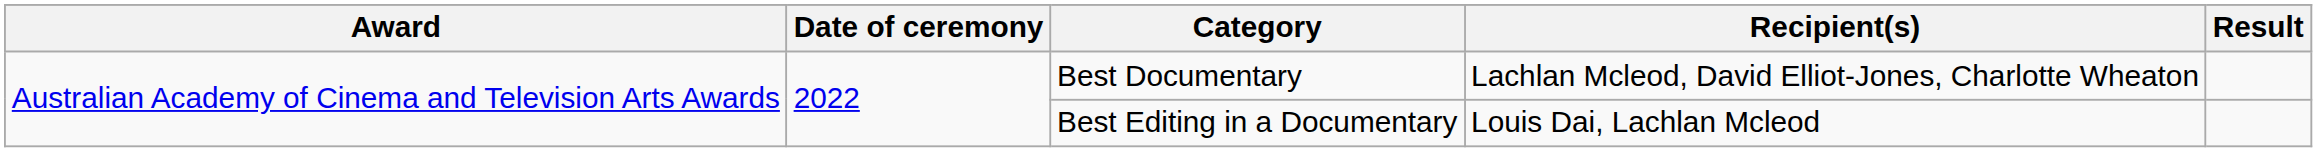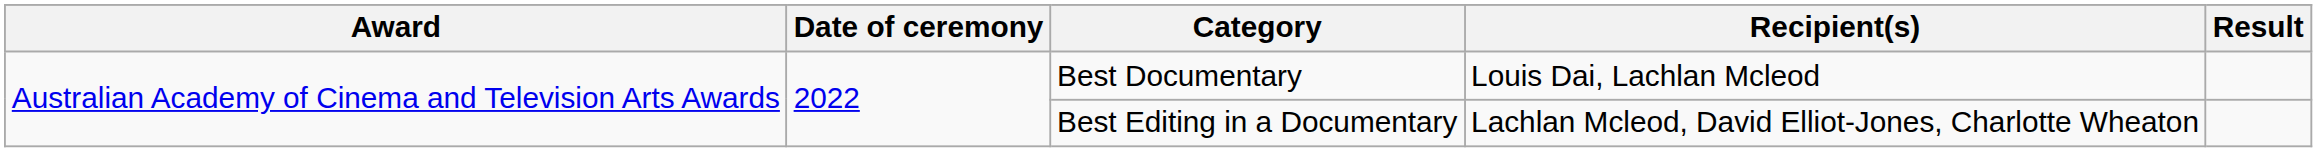(1835, 75) Lachlan Mcleod, David Elliot-Jones, Charlotte Wheaton -> (1646, 75) Louis Dai, Lachlan Mcleod
(1646, 122) Louis Dai, Lachlan Mcleod -> (1835, 122) Lachlan Mcleod, David Elliot-Jones, Charlotte Wheaton
